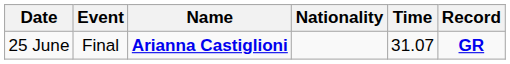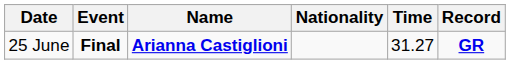(101, 45) normal -> (101, 45) bold
(413, 45) 31.07 -> (413, 45) 31.27
